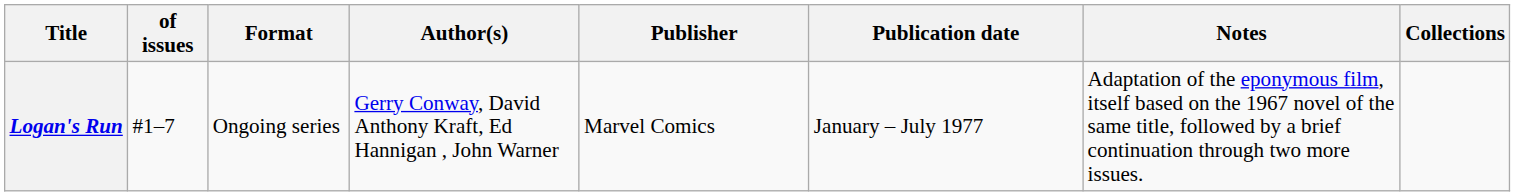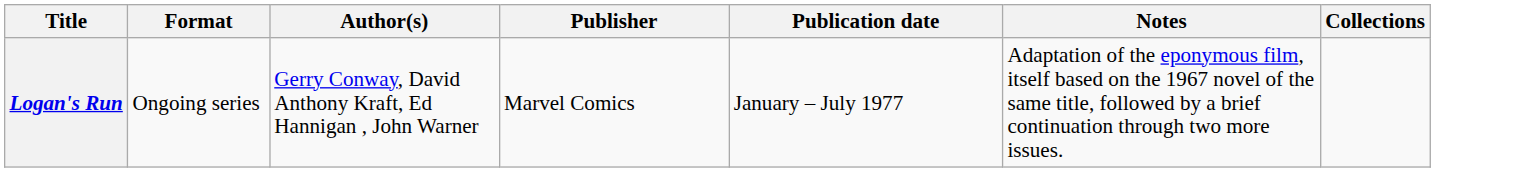- column: (168, 33)
